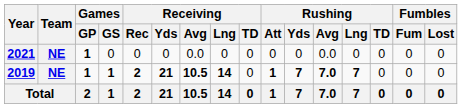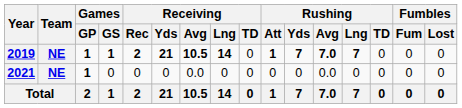rows swapped: (21, 73) <-> (21, 53)
